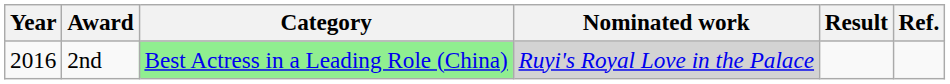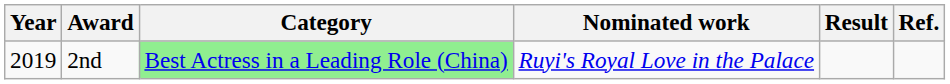(33, 59) 2016 -> (33, 59) 2019
(666, 59) lightgrey background -> (666, 59) no background
